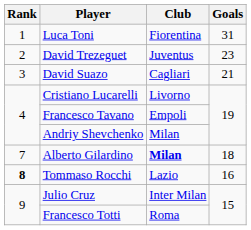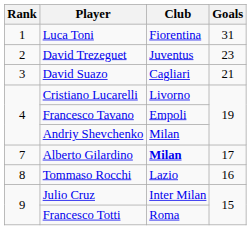(228, 154) 18 -> (228, 154) 17
(22, 174) bold -> (22, 174) normal
